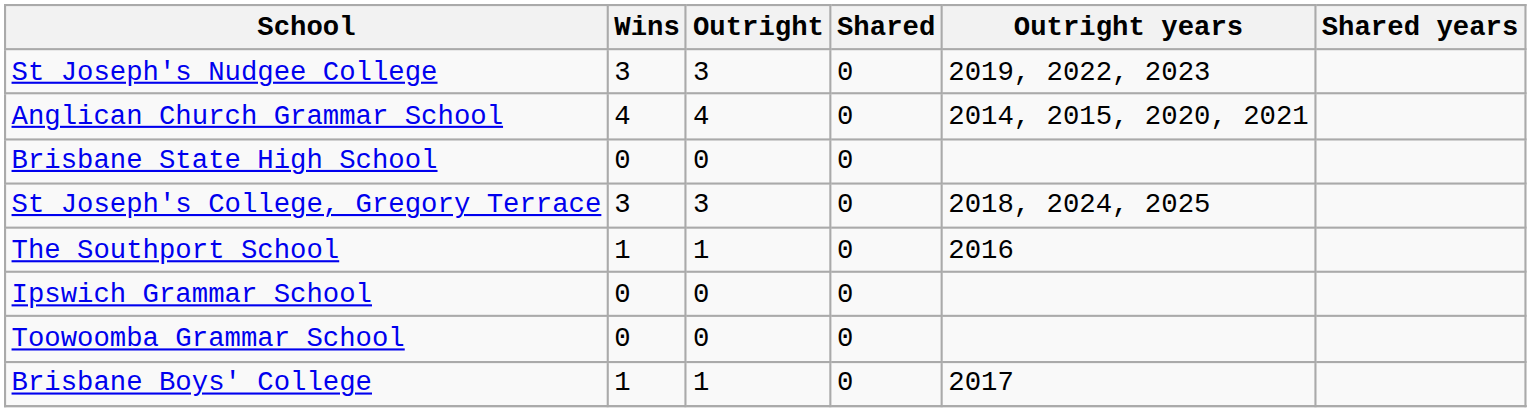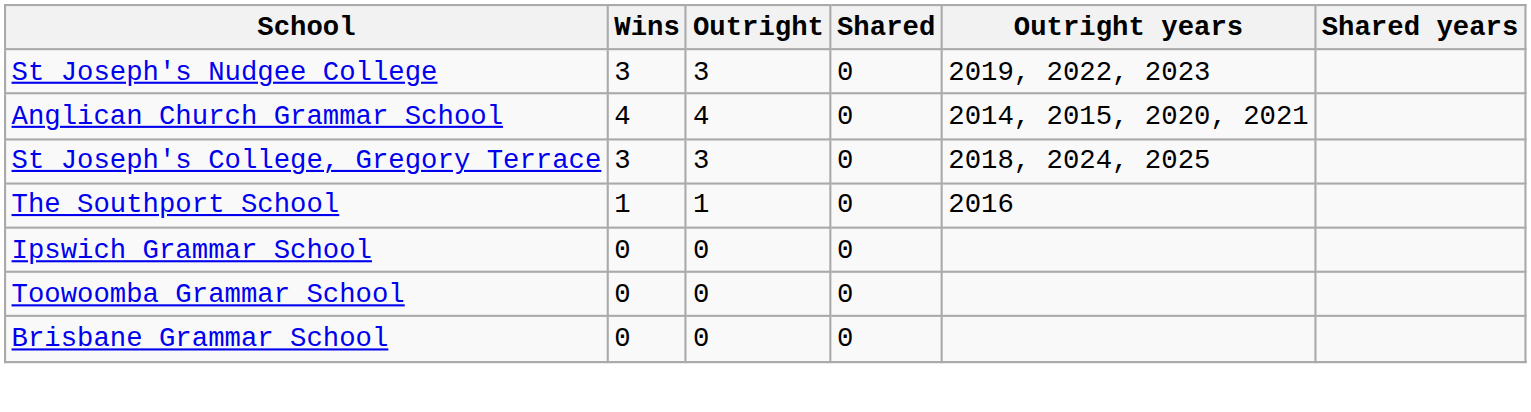- row: (225, 161)
+ row: (200, 339)
- row: (192, 383)
